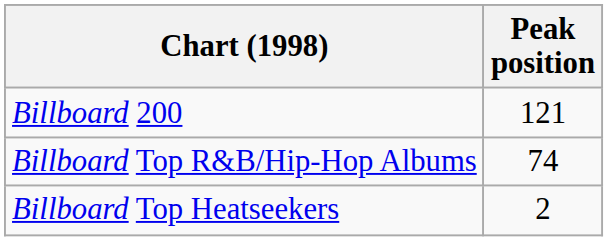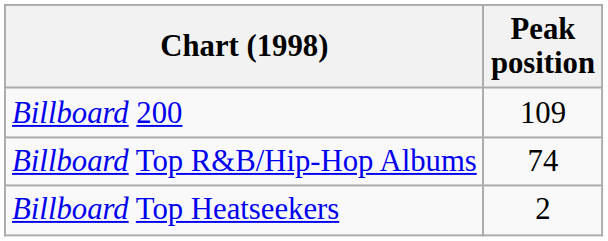(543, 112) 121 -> (543, 112) 109
